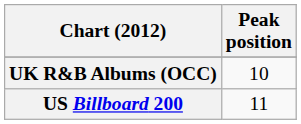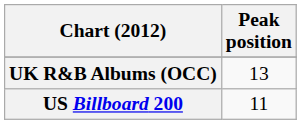(259, 72) 10 -> (259, 72) 13
